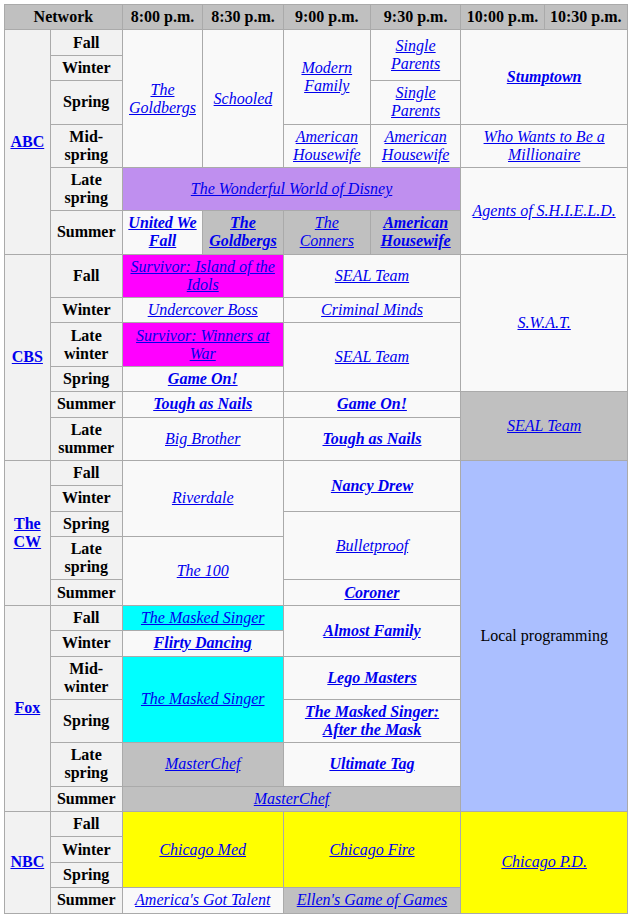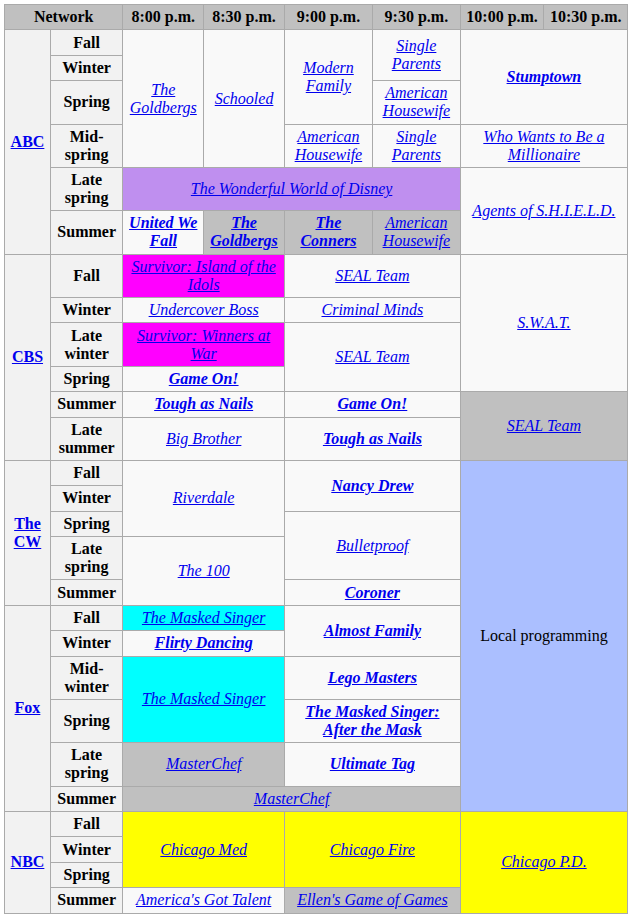(416, 102) Single Parents -> (416, 102) American Housewife
(416, 145) American Housewife -> (416, 145) Single Parents
(327, 232) normal -> (328, 232) bold
(416, 232) bold -> (416, 232) normal
